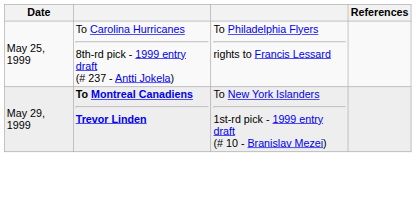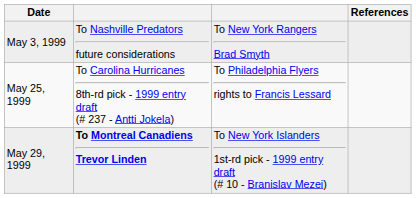+ row: (36, 42)
